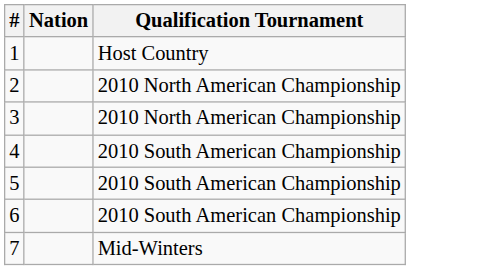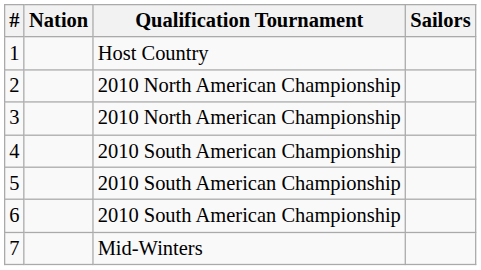+ column: (440, 20)
